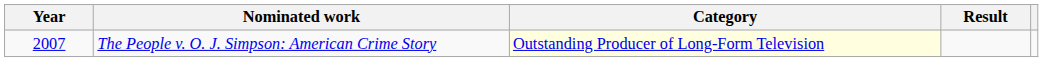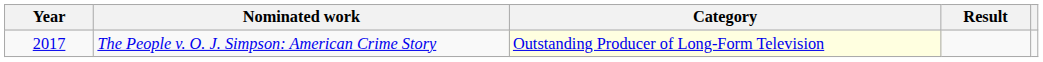(49, 43) 2007 -> (49, 43) 2017
